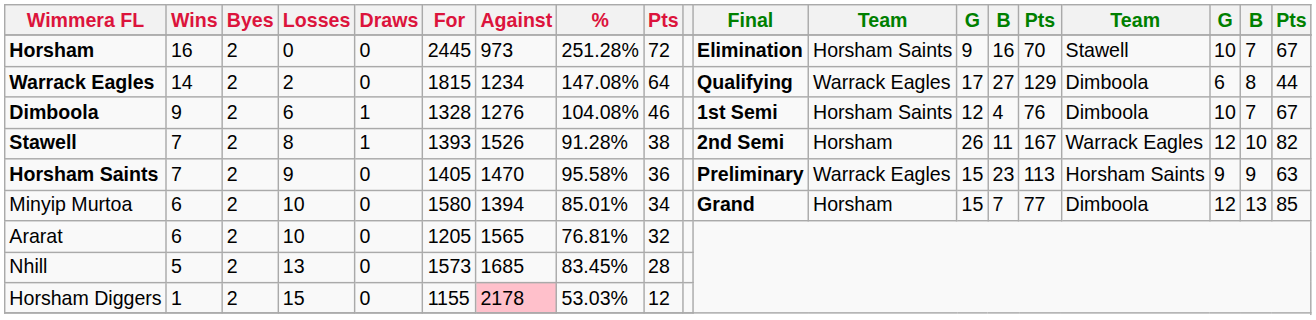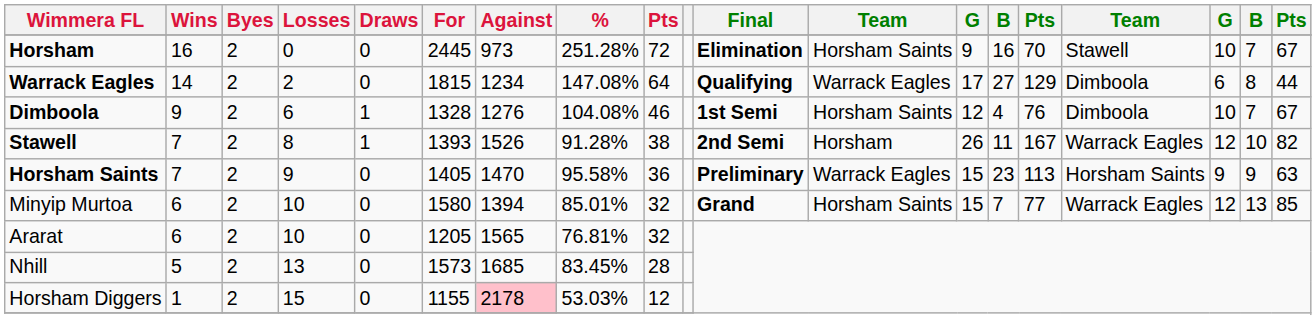(659, 205) 34 -> (659, 205) 32
(853, 205) Horsham -> (883, 205) Horsham Saints
(1107, 205) Dimboola -> (1134, 205) Warrack Eagles
